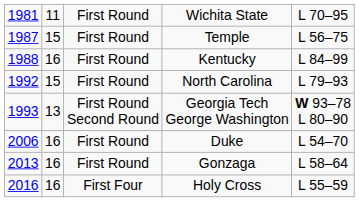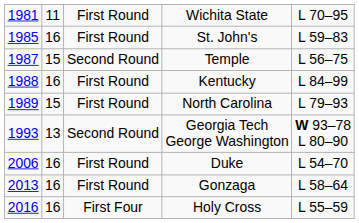+ row: (227, 37)
(113, 37) First Round -> (113, 59) Second Round
(23, 81) 1992 -> (23, 103) 1989
(113, 111) First Round Second Round -> (113, 133) Second Round
